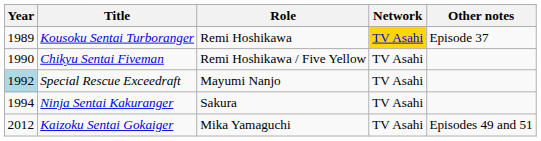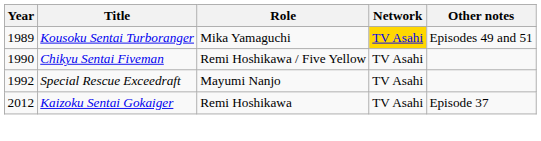(246, 37) Remi Hoshikawa -> (245, 37) Mika Yamaguchi
(459, 37) Episode 37 -> (481, 37) Episodes 49 and 51
(21, 81) lightblue background -> (21, 81) no background
- row: (107, 103)
(245, 125) Mika Yamaguchi -> (246, 103) Remi Hoshikawa
(481, 125) Episodes 49 and 51 -> (459, 103) Episode 37
